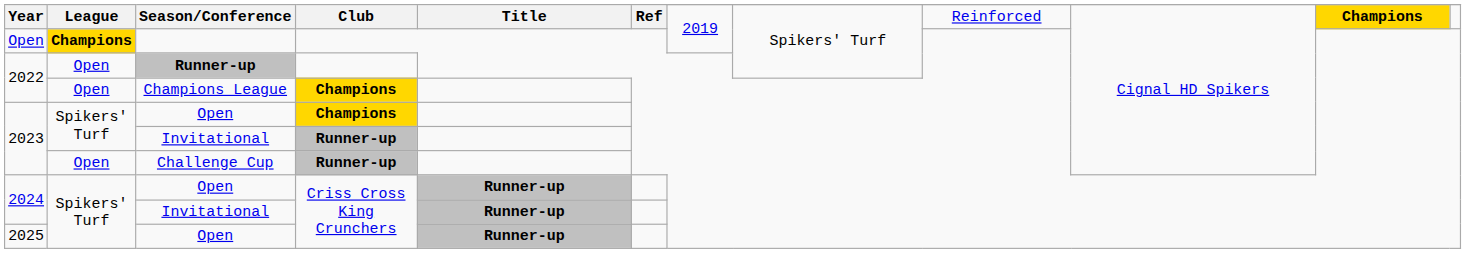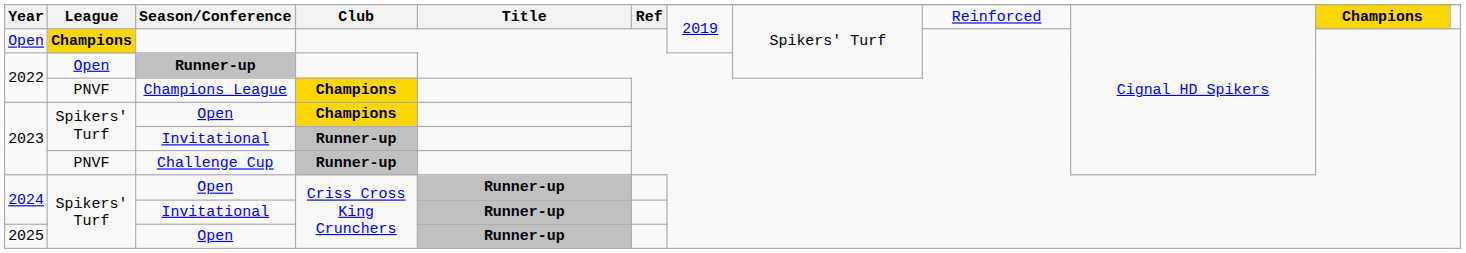(92, 90) Open -> (92, 90) PNVF
(92, 163) Open -> (92, 163) PNVF
